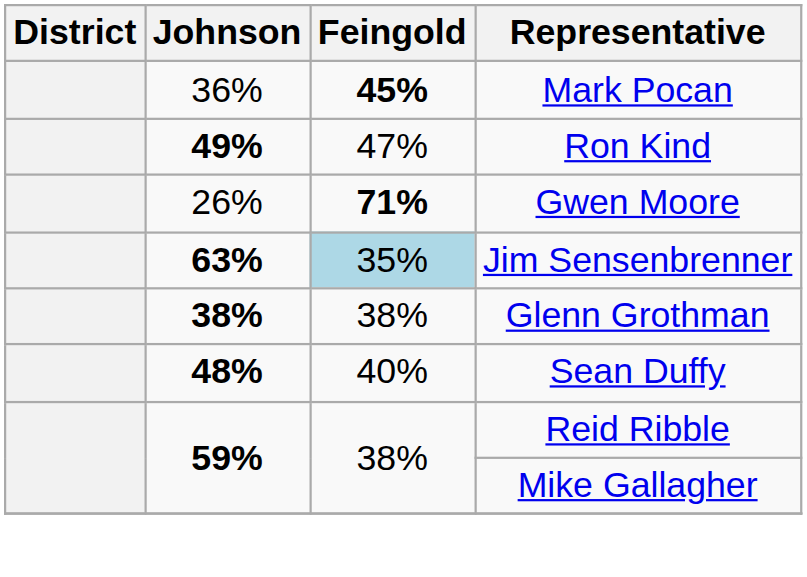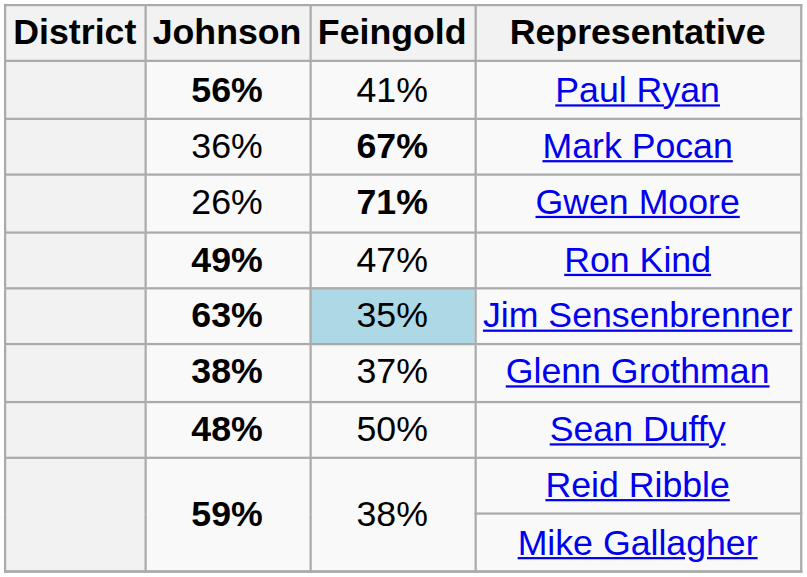+ row: (638, 89)
(392, 89) 45% -> (392, 145) 67%
rows swapped: (638, 145) <-> (638, 202)
(392, 315) 38% -> (392, 372) 37%
(392, 372) 40% -> (392, 428) 50%
